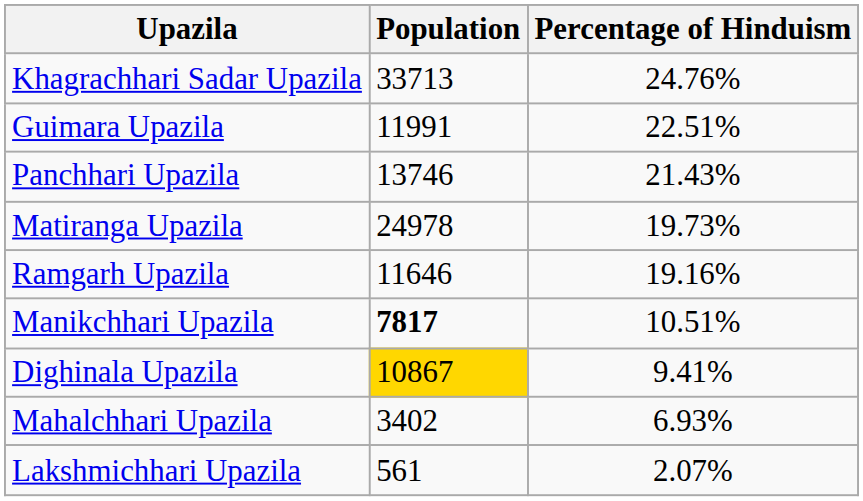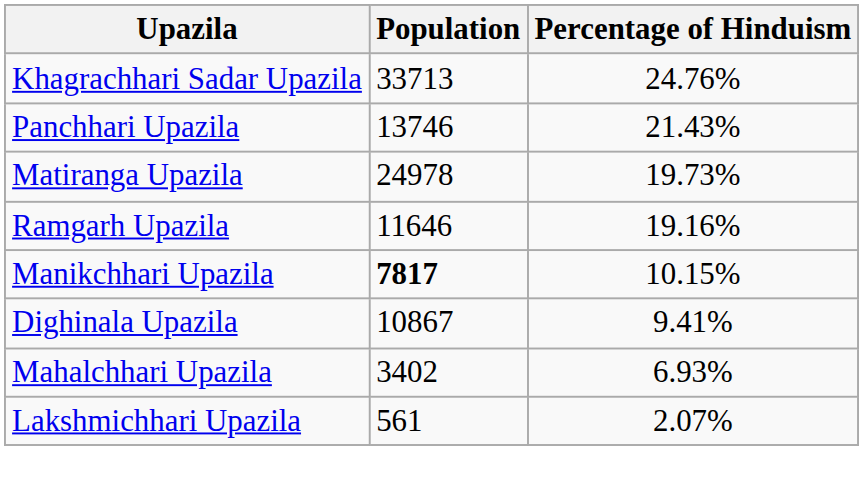- row: (118, 126)
(693, 322) 10.51% -> (693, 273) 10.15%
(415, 371) gold background -> (415, 322) no background
